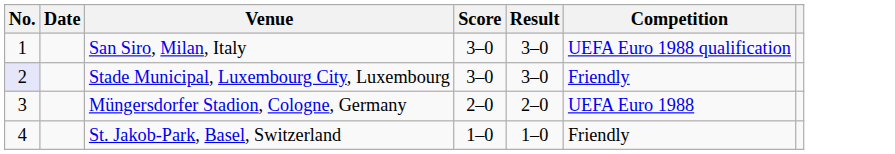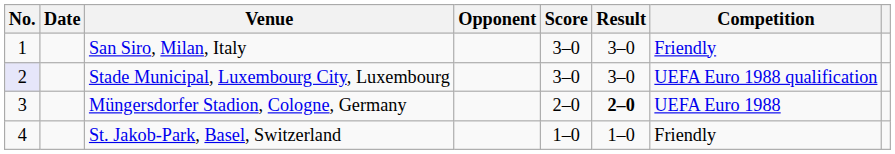+ column: (497, 18)
(679, 47) UEFA Euro 1988 qualification -> (685, 47) Friendly
(599, 76) Friendly -> (766, 76) UEFA Euro 1988 qualification
(535, 105) normal -> (621, 105) bold
